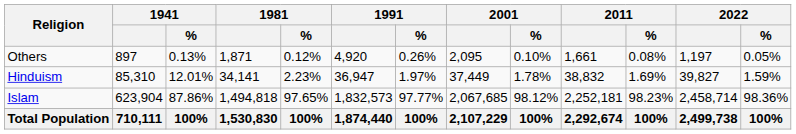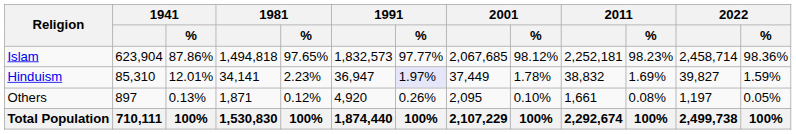rows swapped: (23, 98) <-> (27, 56)
(417, 77) no background -> (417, 77) lavender background
